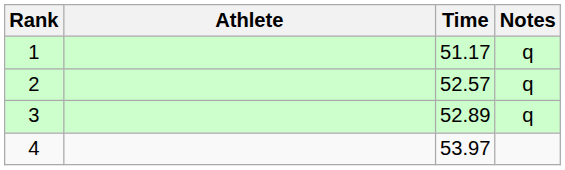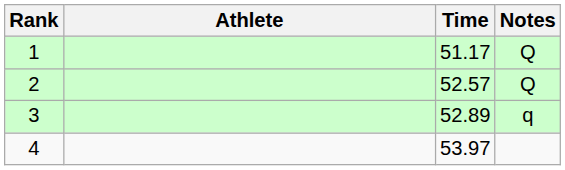(528, 52) q -> (528, 52) Q
(528, 84) q -> (528, 84) Q
